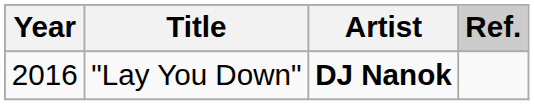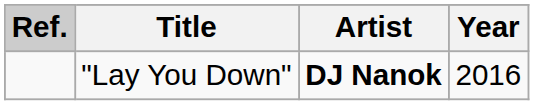columns swapped: (45, 27) <-> (493, 27)
